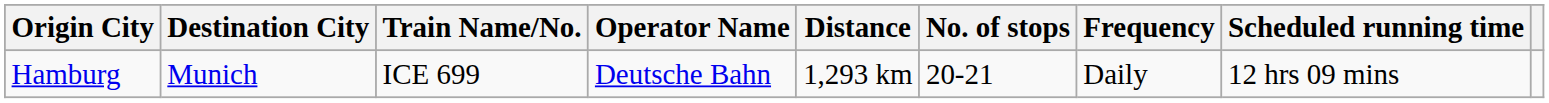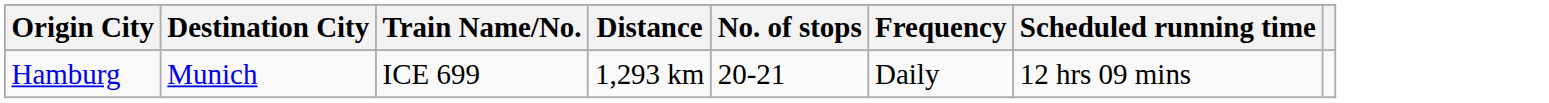- column: (692, 27)
